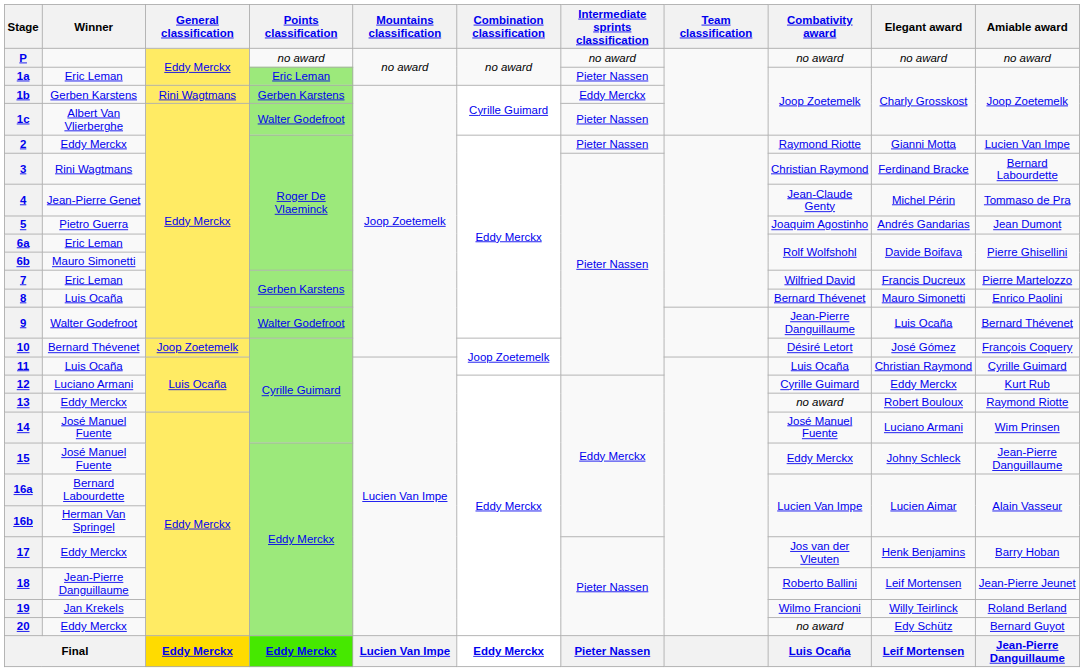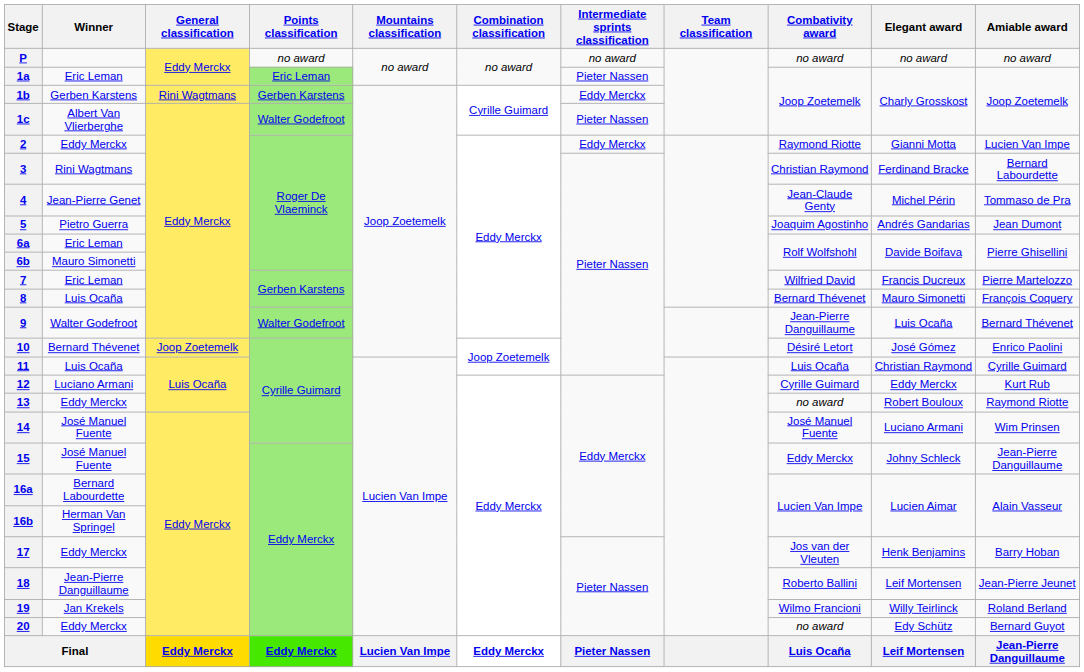(612, 144) Pieter Nassen -> (612, 144) Eddy Merckx
(1027, 298) Enrico Paolini -> (1027, 298) François Coquery
(1027, 348) François Coquery -> (1027, 348) Enrico Paolini
